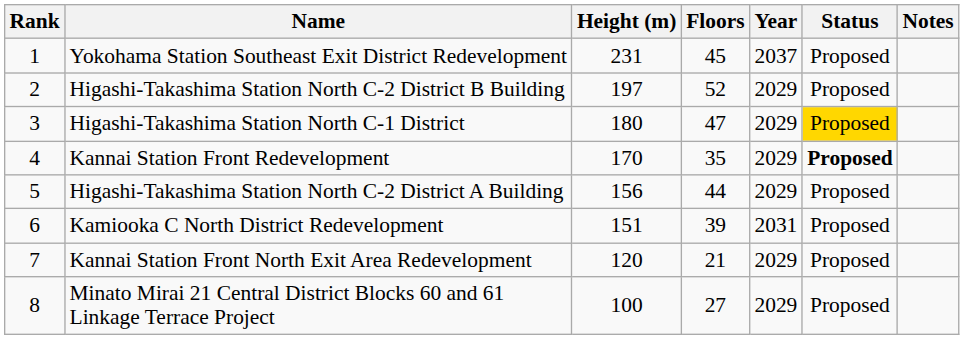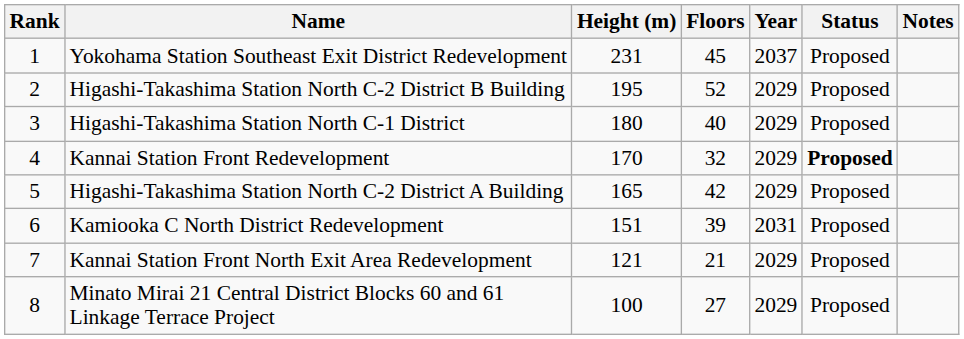(627, 89) 197 -> (627, 89) 195
(715, 123) 47 -> (715, 123) 40
(850, 123) gold background -> (850, 123) no background
(715, 157) 35 -> (715, 157) 32
(627, 191) 156 -> (627, 191) 165
(715, 191) 44 -> (715, 191) 42
(627, 259) 120 -> (627, 259) 121
